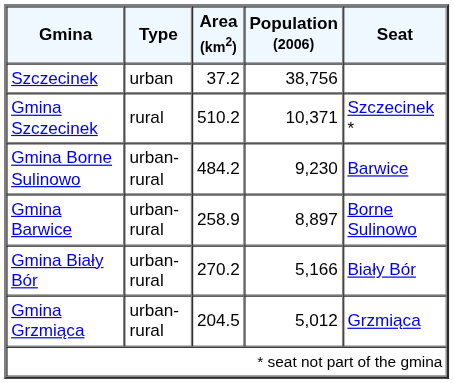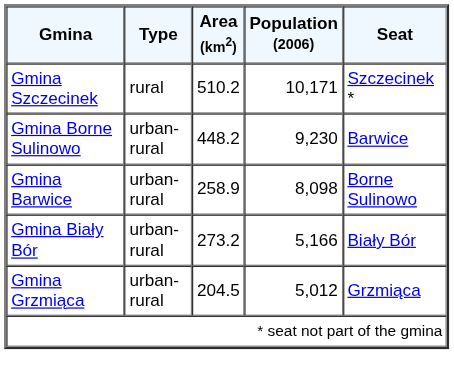- row: (54, 77)
(312, 118) 10,371 -> (312, 88) 10,171
(218, 168) 484.2 -> (218, 138) 448.2
(316, 219) 8,897 -> (316, 189) 8,098
(218, 270) 270.2 -> (218, 239) 273.2
